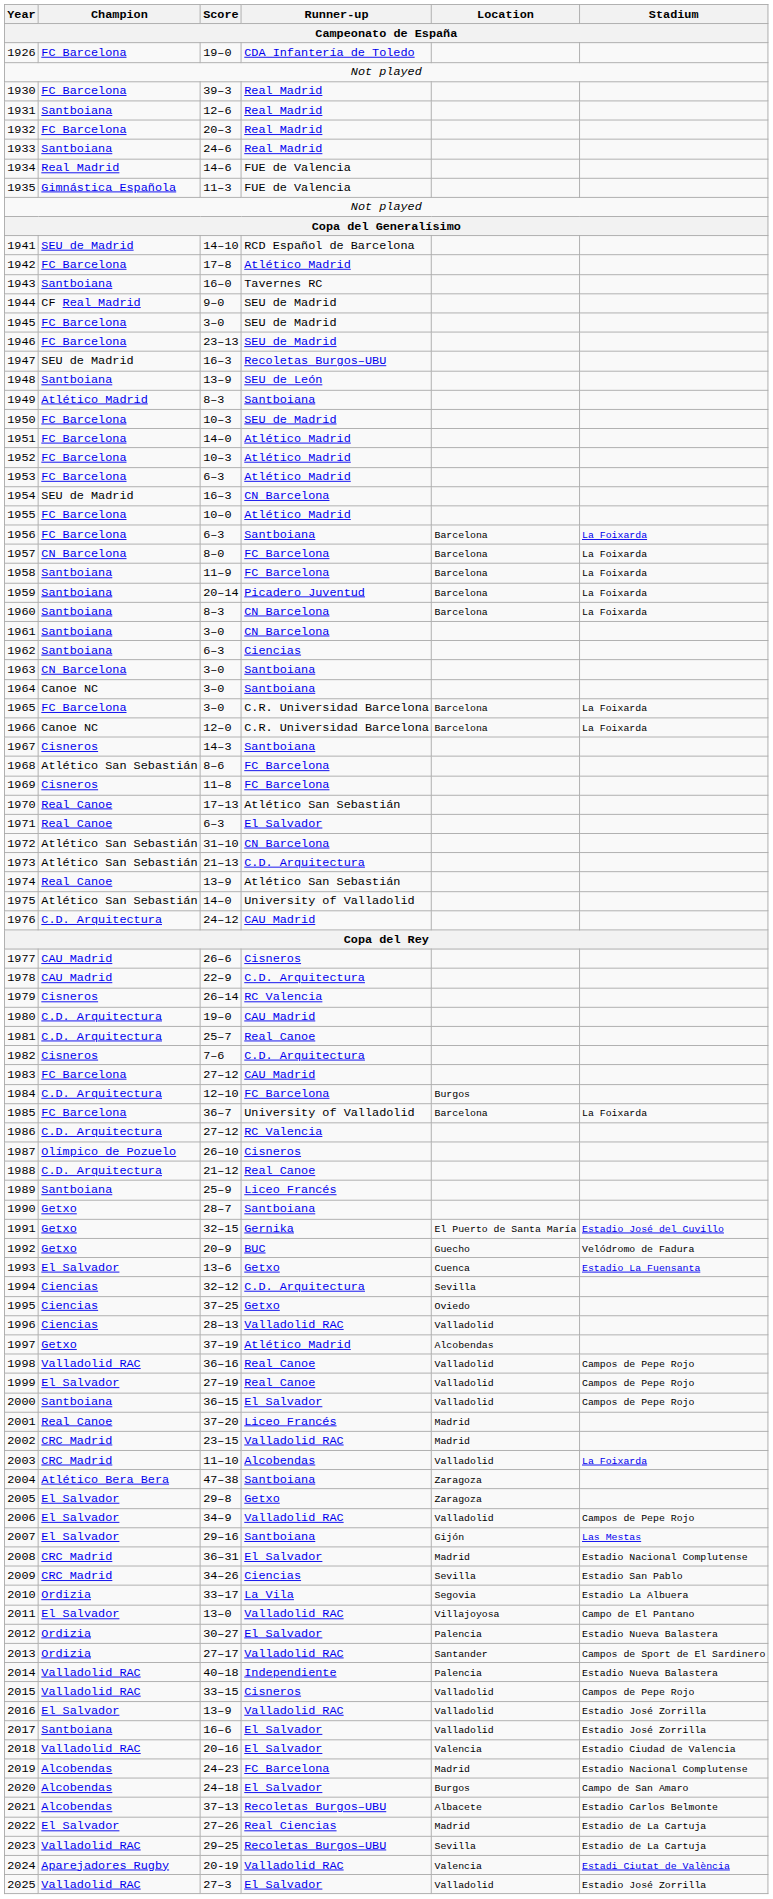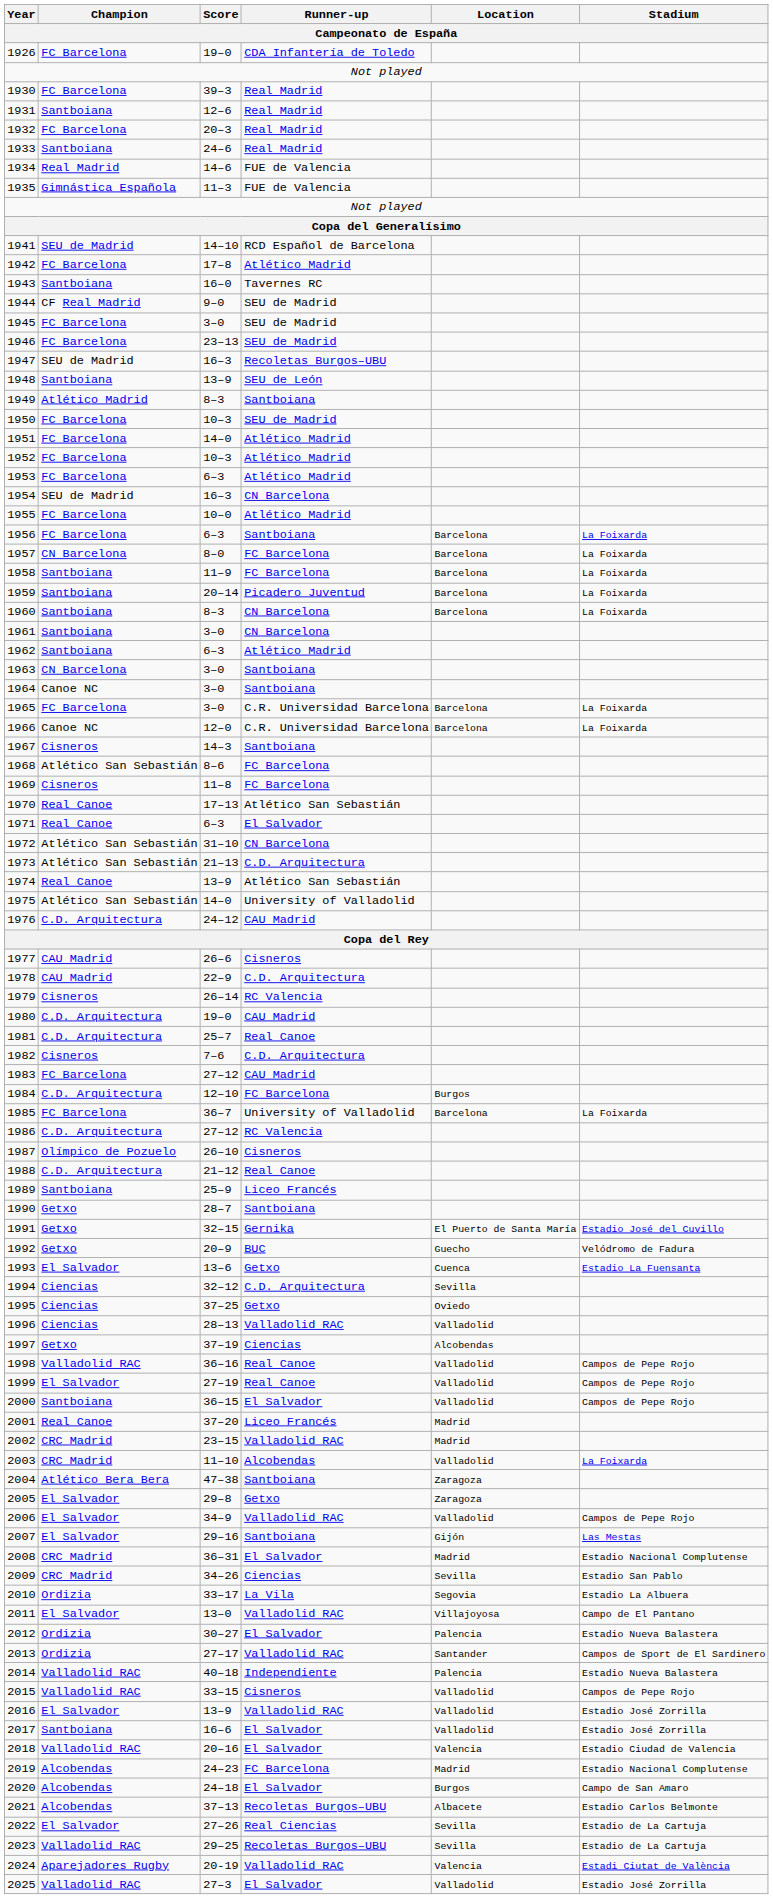(273, 650) Ciencias -> (298, 650) Atlético Madrid
(298, 1344) Atlético Madrid -> (273, 1344) Ciencias
(452, 1827) Madrid -> (455, 1827) Sevilla
